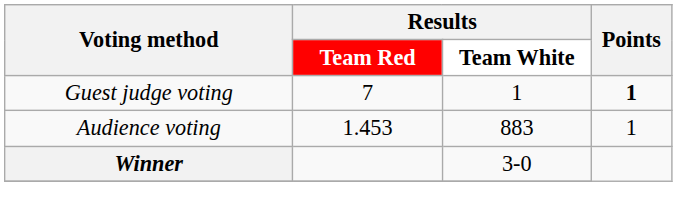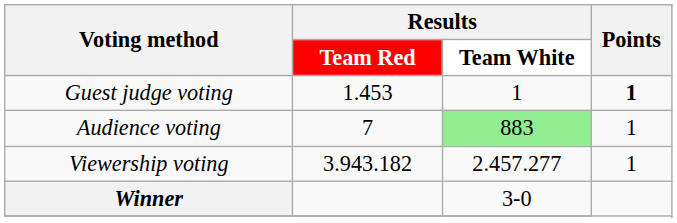(368, 92) 7 -> (368, 92) 1.453
(368, 127) 1.453 -> (368, 127) 7
(517, 127) no background -> (517, 127) lightgreen background
+ row: (149, 163)
